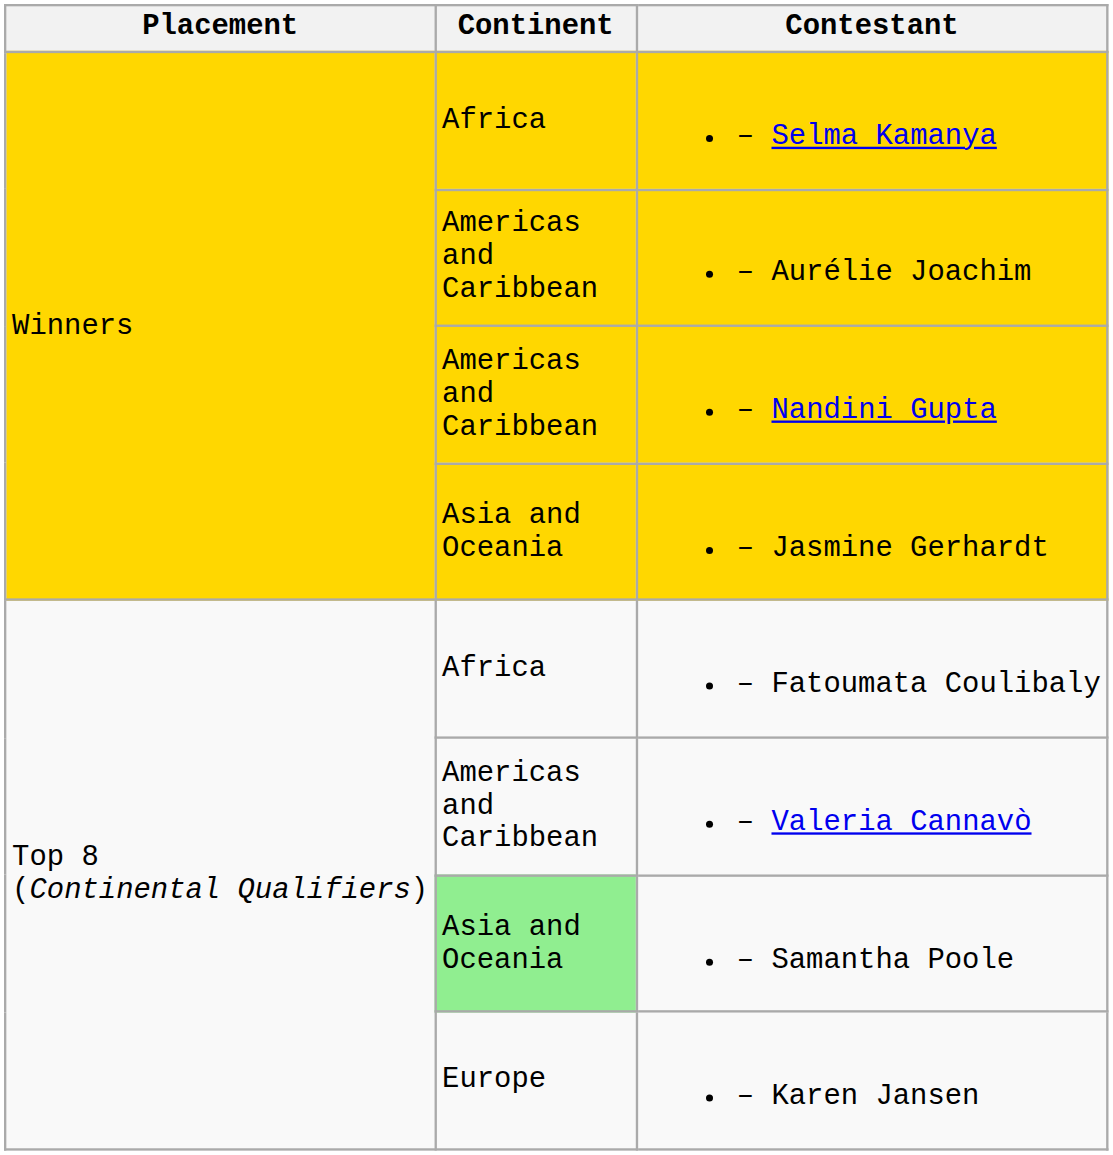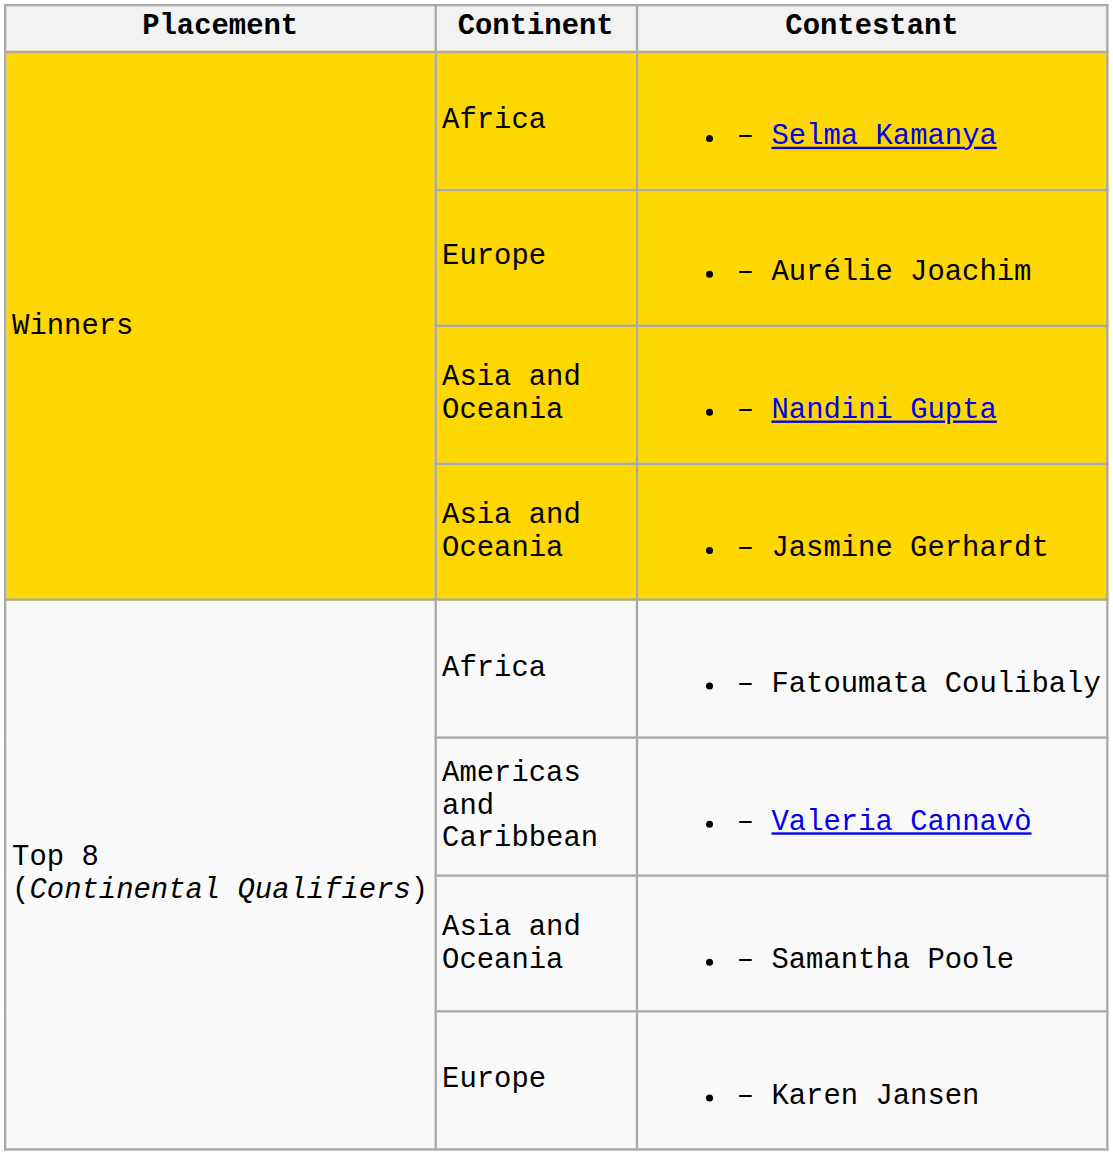(520, 258) Americas and Caribbean -> (494, 258) Europe
(520, 395) Americas and Caribbean -> (511, 395) Asia and Oceania
(511, 944) lightgreen background -> (511, 944) no background
